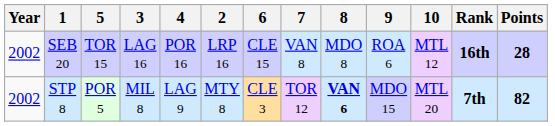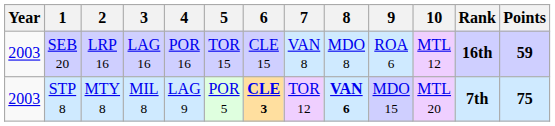columns swapped: (222, 18) <-> (100, 18)
(24, 53) 2002 -> (24, 53) 2003
(522, 53) 28 -> (525, 53) 59
(24, 99) 2002 -> (24, 99) 2003
(262, 99) normal -> (264, 99) bold
(522, 99) 82 -> (525, 99) 75
